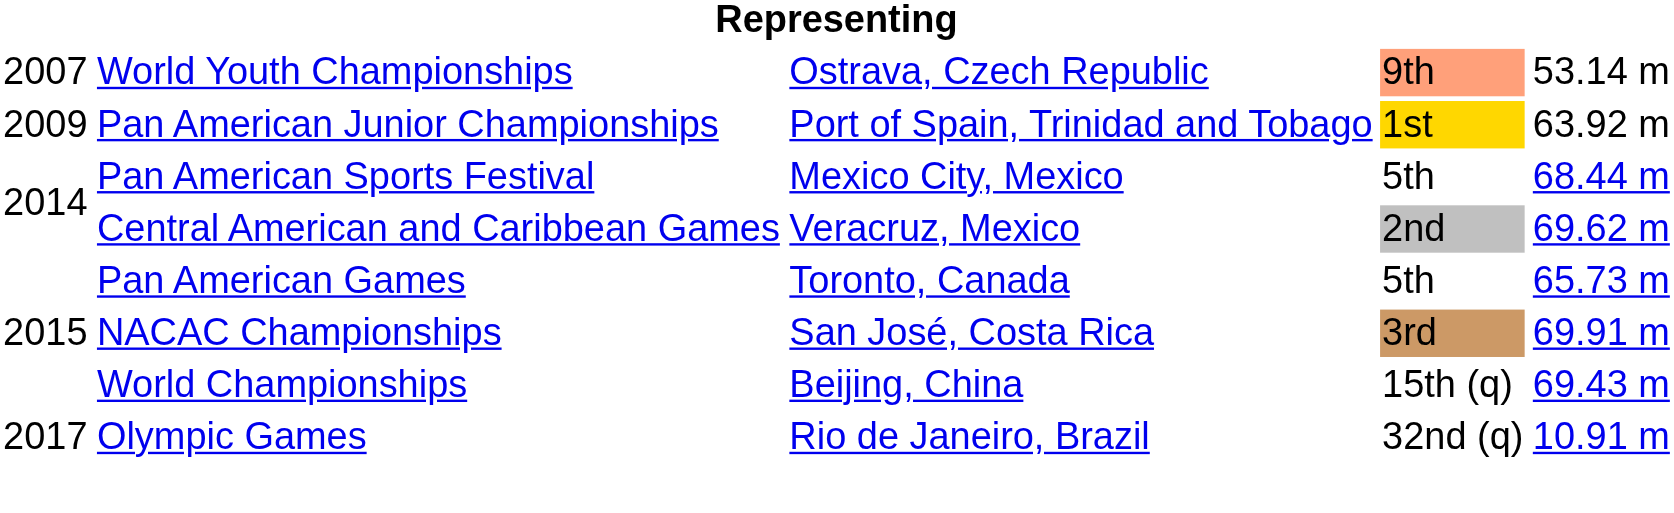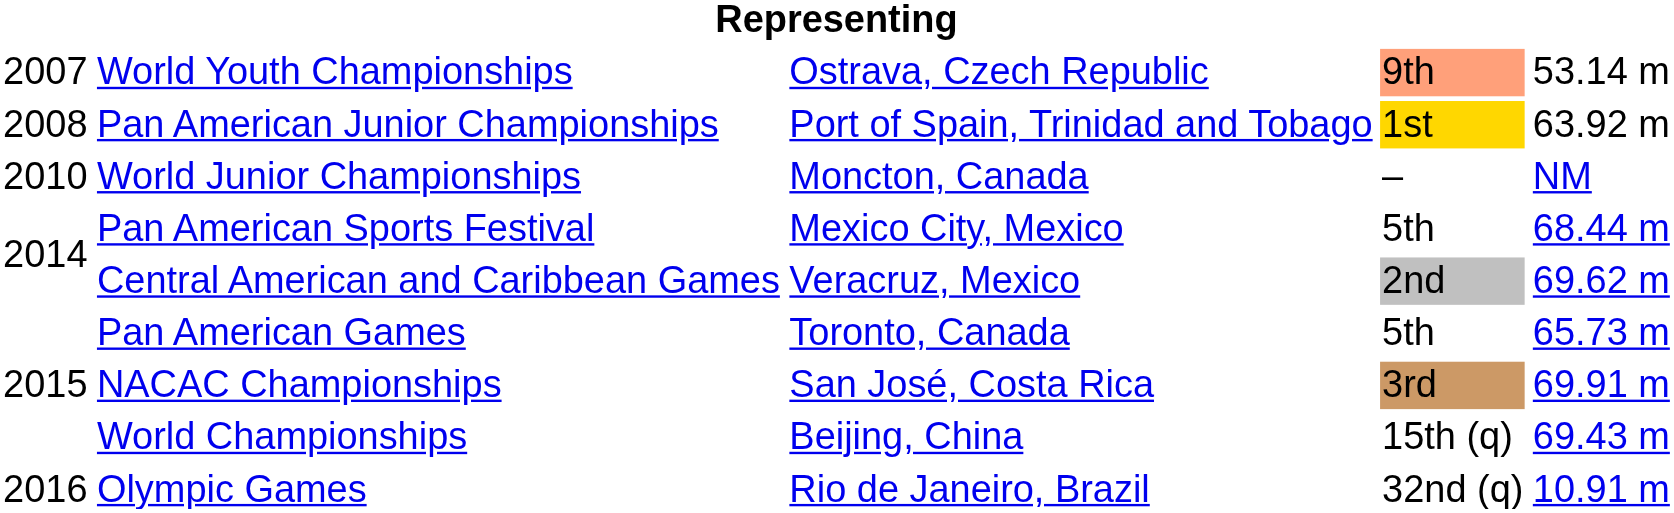(45, 124) 2009 -> (45, 124) 2008
+ row: (339, 176)
(45, 436) 2017 -> (45, 489) 2016
